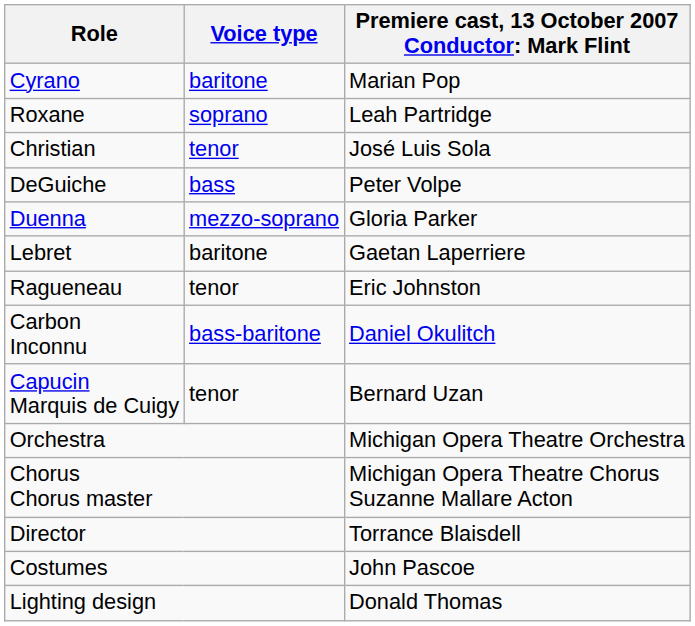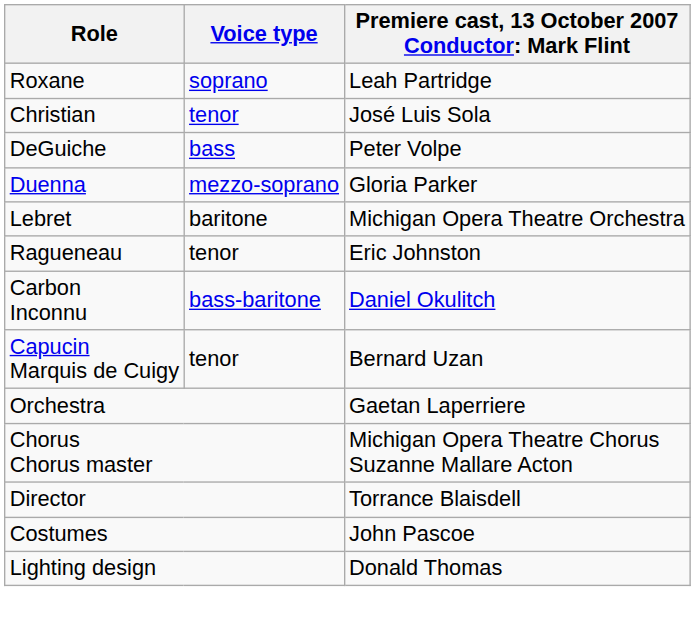- row: (45, 80)
(437, 253) Gaetan Laperriere -> (517, 218) Michigan Opera Theatre Orchestra
(517, 440) Michigan Opera Theatre Orchestra -> (437, 405) Gaetan Laperriere
